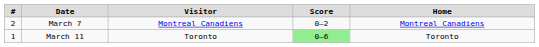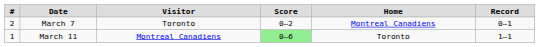+ column: (505, 11)
(201, 23) Montreal Canadiens -> (179, 23) Toronto
(201, 36) Toronto -> (179, 36) Montreal Canadiens
